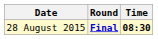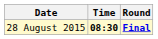columns swapped: (137, 12) <-> (104, 12)
